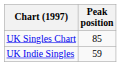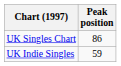(97, 38) 85 -> (97, 38) 86
